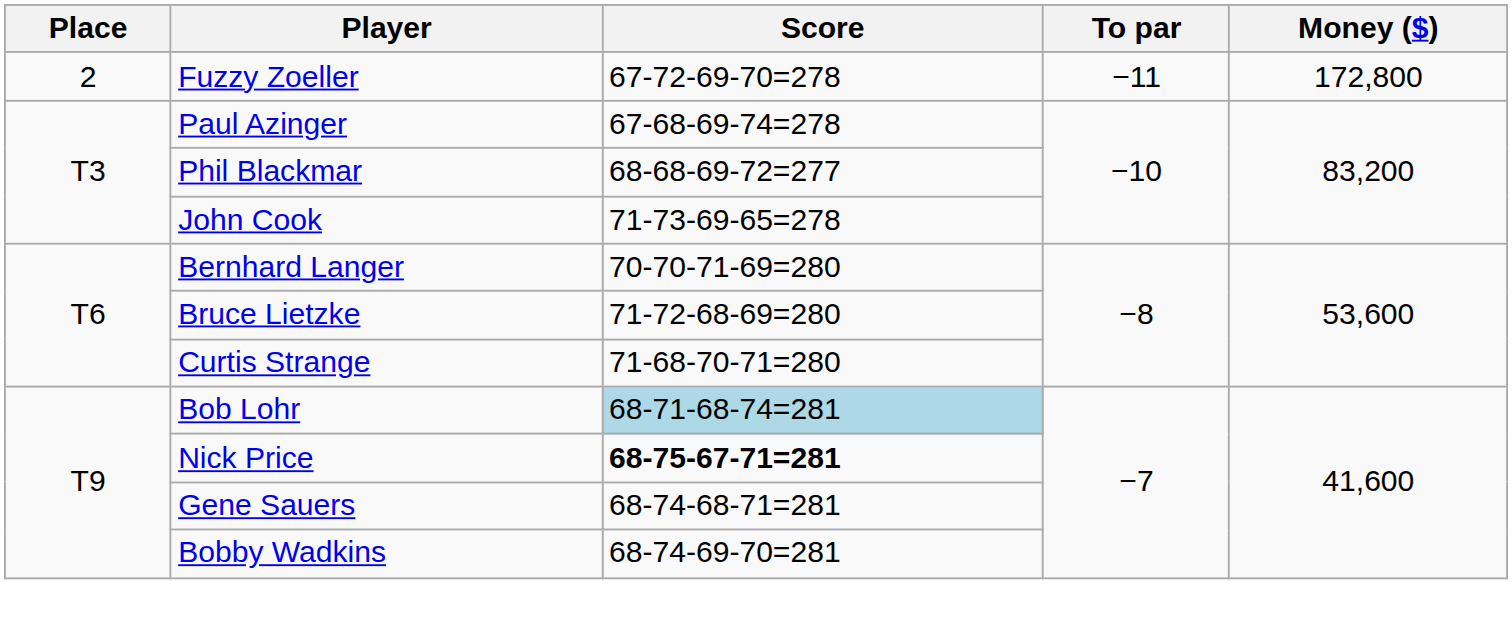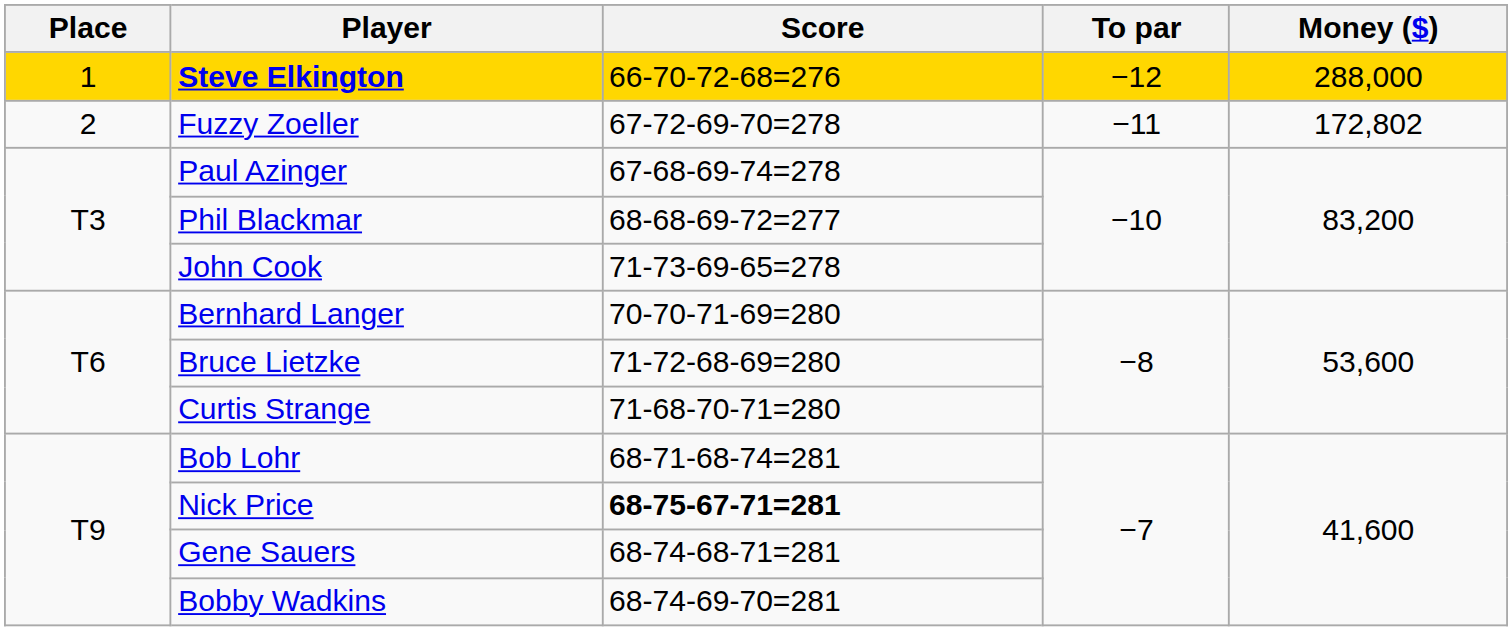+ row: (291, 76)
(1368, 76) 172,800 -> (1368, 123) 172,802
(725, 409) lightblue background -> (725, 457) no background
